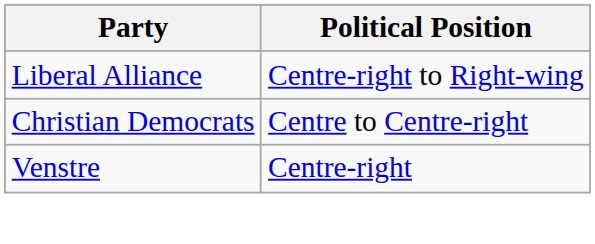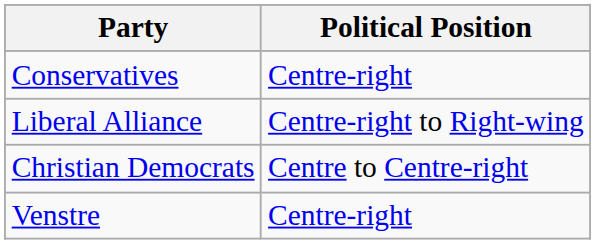+ row: (95, 74)
